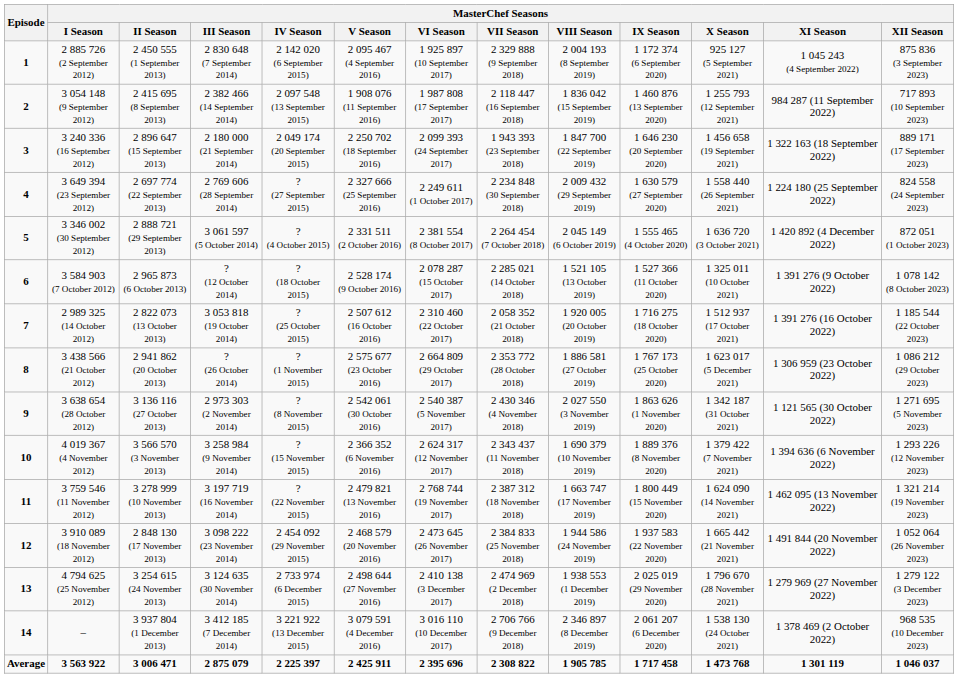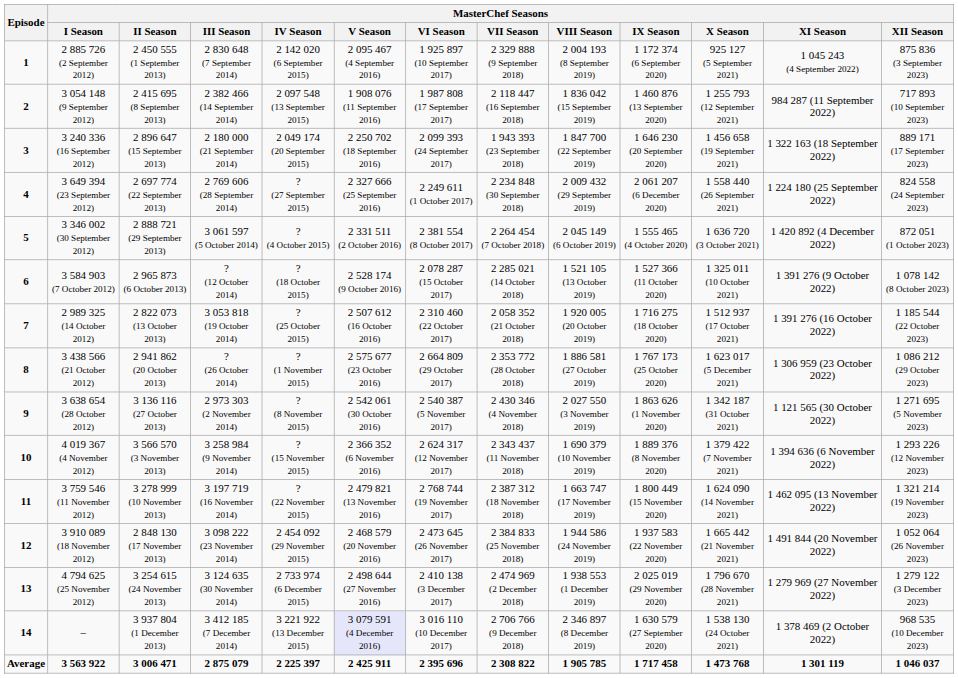(656, 194) 1 630 579 (27 September 2020) -> (656, 194) 2 061 207 (6 December 2020)
(370, 633) no background -> (370, 633) lavender background
(656, 633) 2 061 207 (6 December 2020) -> (656, 633) 1 630 579 (27 September 2020)
